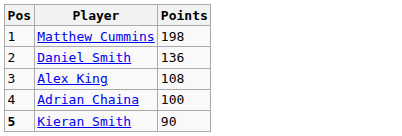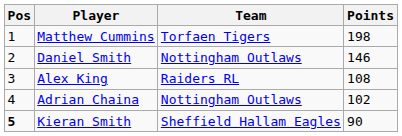+ column: (251, 15)
(173, 57) 136 -> (359, 57) 146
(173, 100) 100 -> (359, 100) 102
